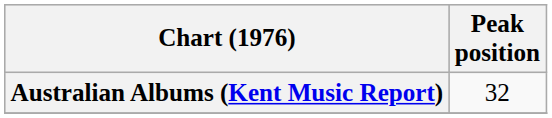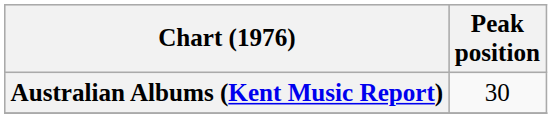(497, 92) 32 -> (497, 92) 30
